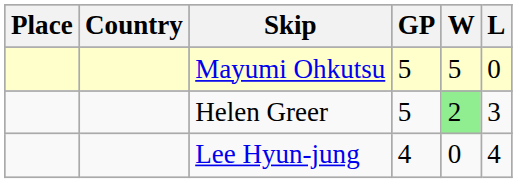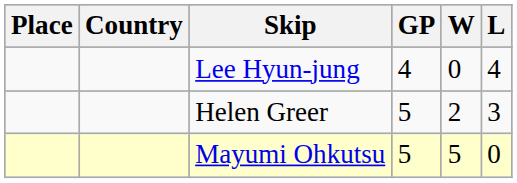rows swapped: (290, 68) <-> (277, 154)
(454, 111) lightgreen background -> (454, 111) no background
